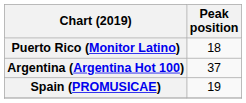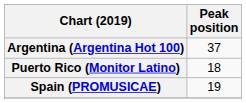rows swapped: (96, 68) <-> (96, 48)
